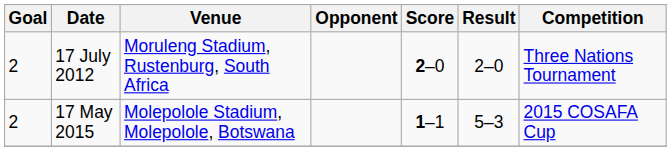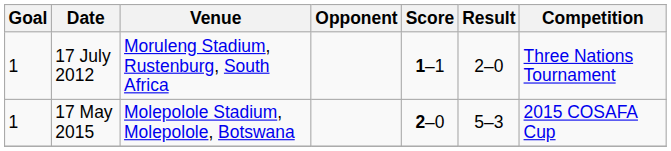(13, 65) 2 -> (13, 65) 1
(430, 65) 2–0 -> (430, 65) 1–1
(13, 122) 2 -> (13, 122) 1
(430, 122) 1–1 -> (430, 122) 2–0
